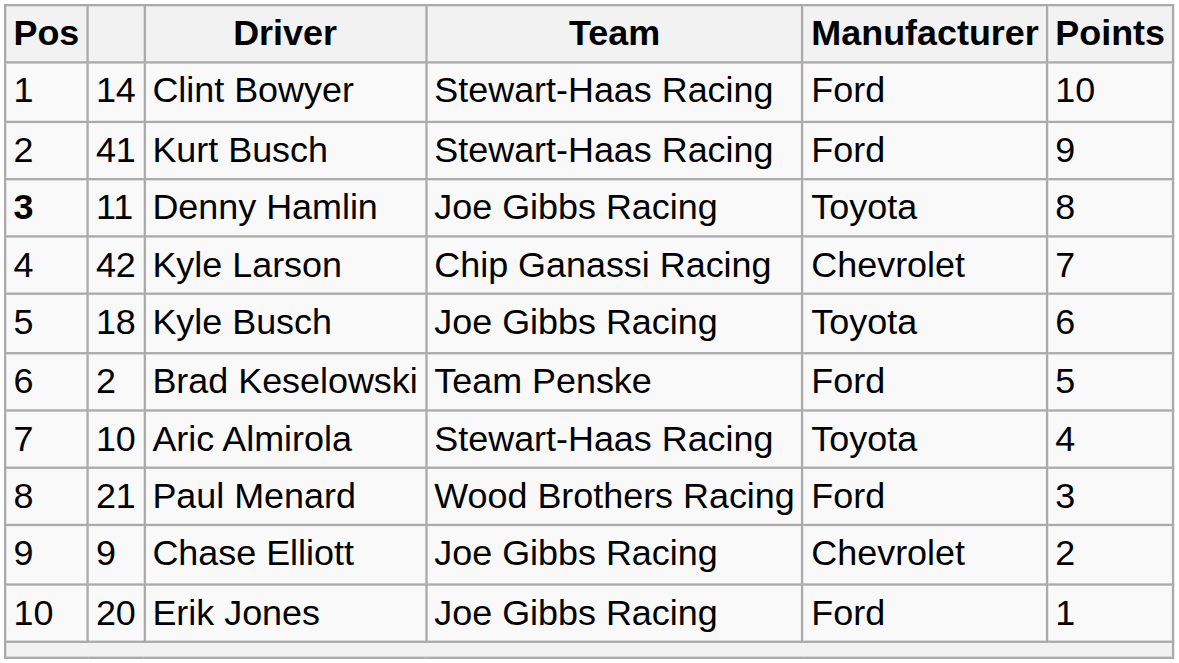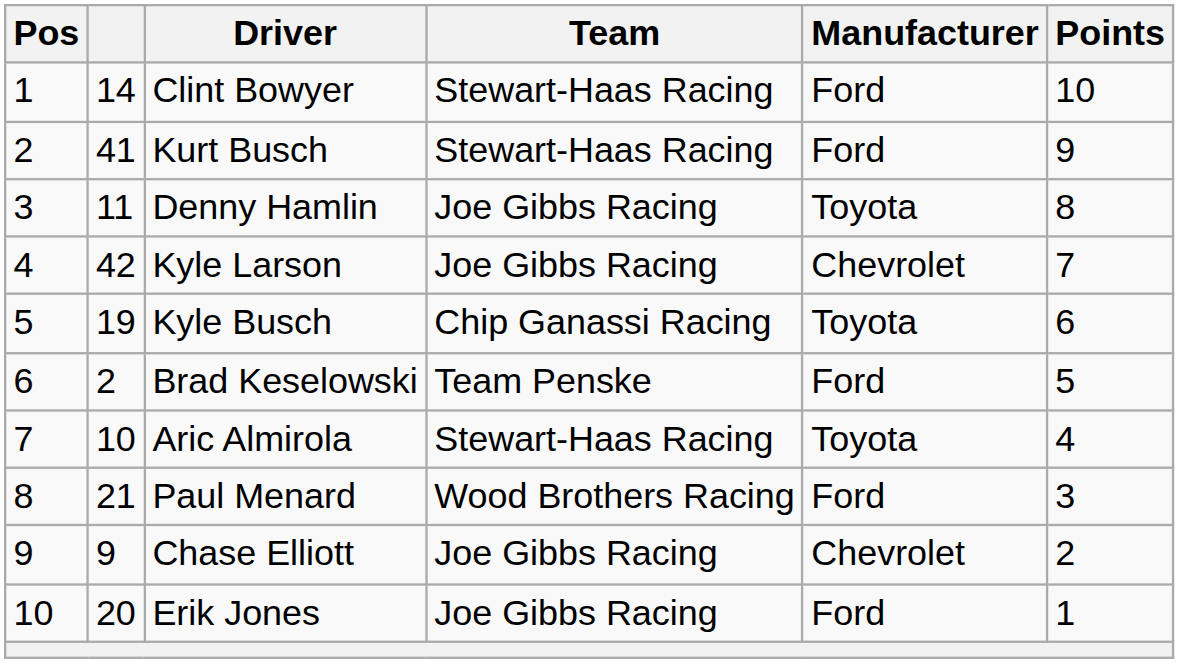(23, 206) bold -> (23, 206) normal
(603, 264) Chip Ganassi Racing -> (576, 264) Joe Gibbs Racing
(116, 322) 18 -> (116, 322) 19
(576, 322) Joe Gibbs Racing -> (603, 322) Chip Ganassi Racing
